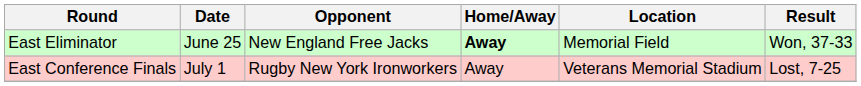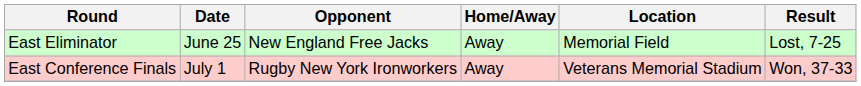(485, 42) bold -> (484, 42) normal
(811, 42) Won, 37-33 -> (805, 42) Lost, 7-25
(805, 68) Lost, 7-25 -> (811, 68) Won, 37-33
